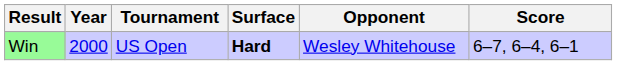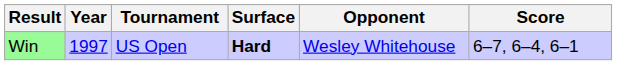(89, 45) 2000 -> (89, 45) 1997
